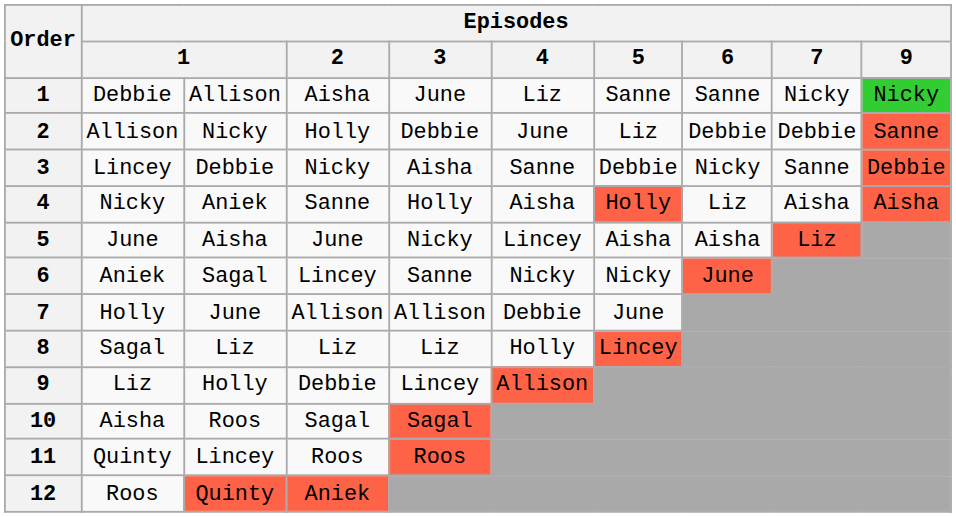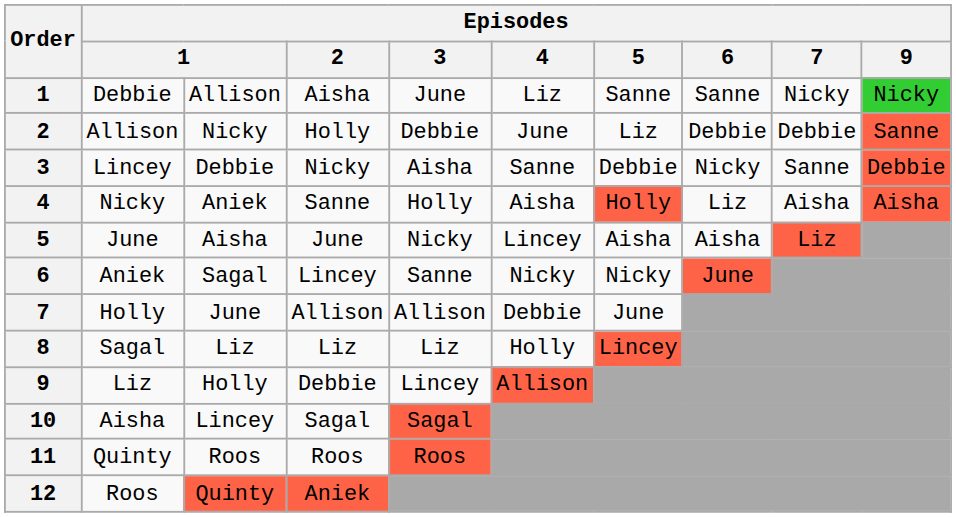(235, 421) Roos -> (235, 421) Lincey
(235, 457) Lincey -> (235, 457) Roos
